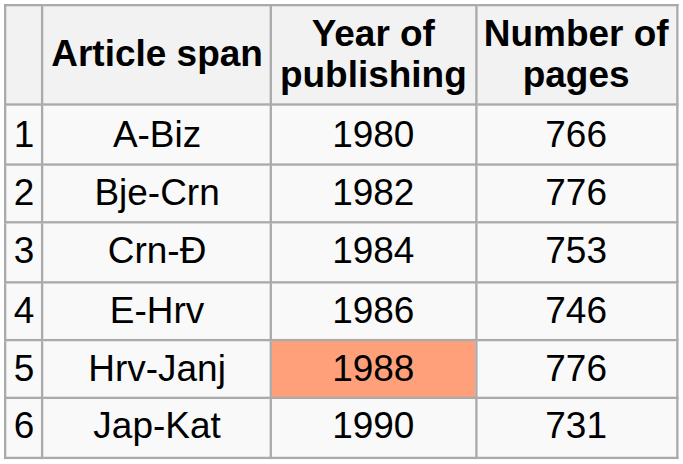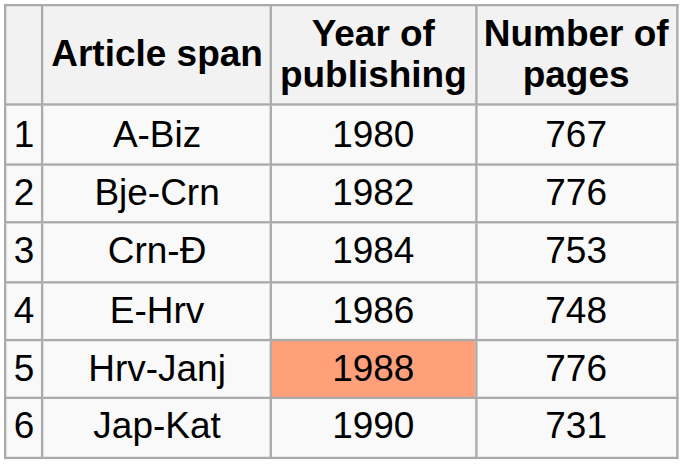(576, 134) 766 -> (576, 134) 767
(576, 309) 746 -> (576, 309) 748
